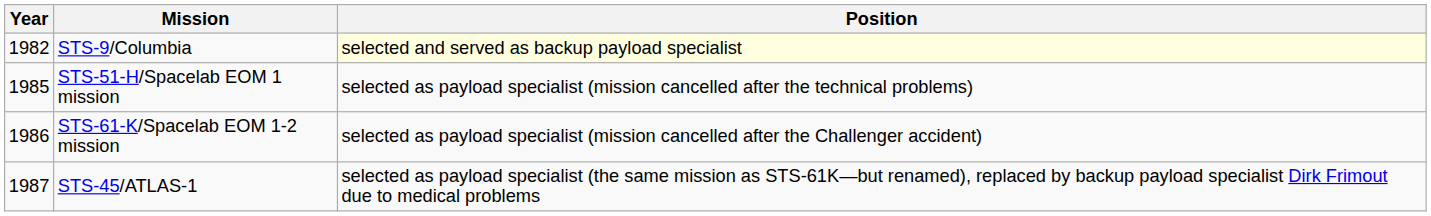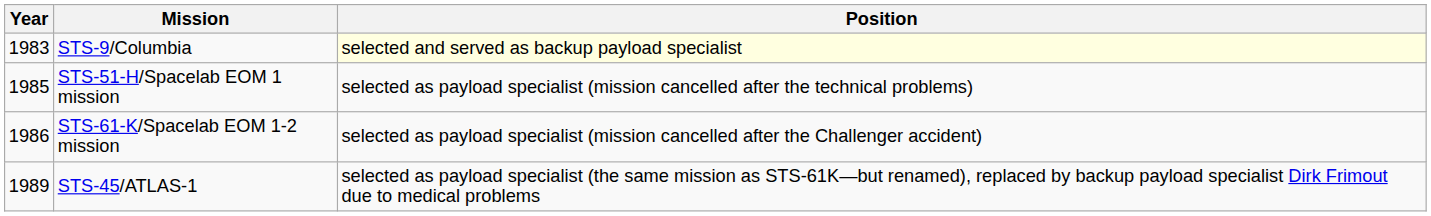(29, 47) 1982 -> (29, 47) 1983
(29, 185) 1987 -> (29, 185) 1989
